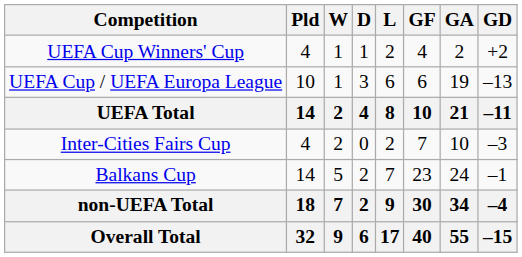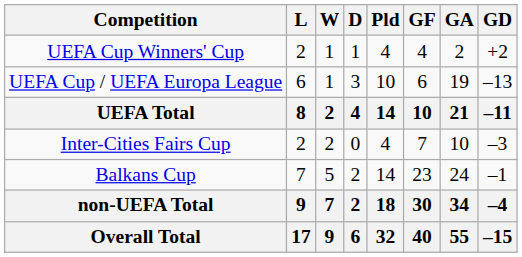columns swapped: (305, 19) <-> (390, 19)
